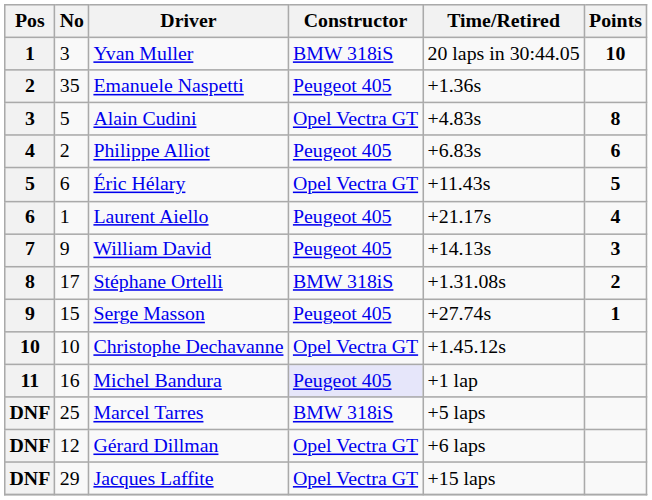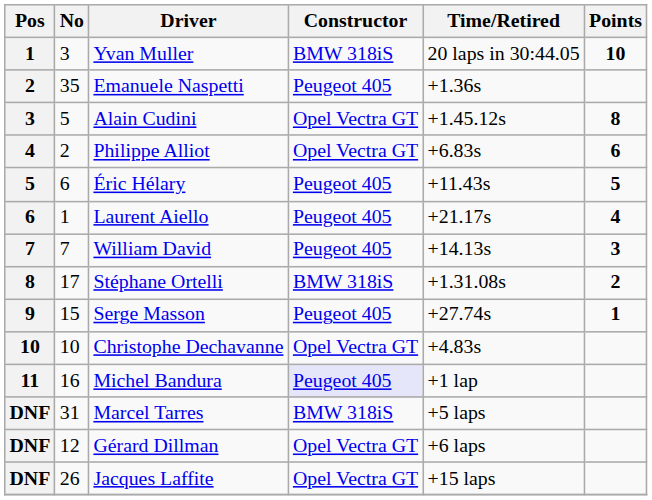(454, 118) +4.83s -> (467, 118) +1.45.12s
(342, 151) Peugeot 405 -> (356, 151) Opel Vectra GT
(356, 184) Opel Vectra GT -> (342, 184) Peugeot 405
(65, 249) 9 -> (65, 249) 7
(467, 347) +1.45.12s -> (454, 347) +4.83s
(70, 412) 25 -> (70, 412) 31
(70, 478) 29 -> (70, 478) 26
